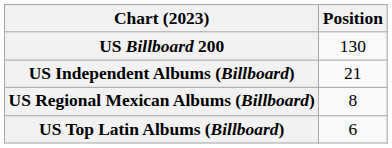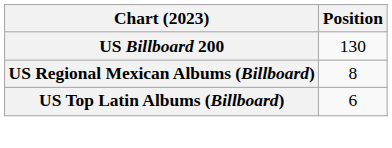- row: (162, 73)
